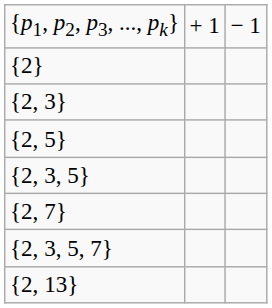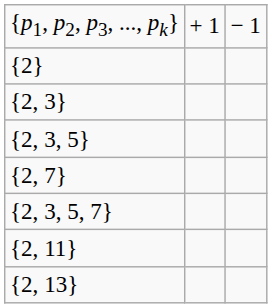- row: (38, 138)
+ row: (44, 248)
